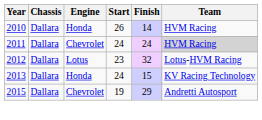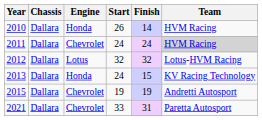(119, 60) 23 -> (119, 60) 32
(147, 92) 29 -> (147, 92) 19
+ row: (16, 108)
